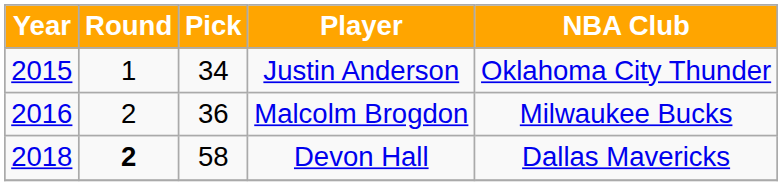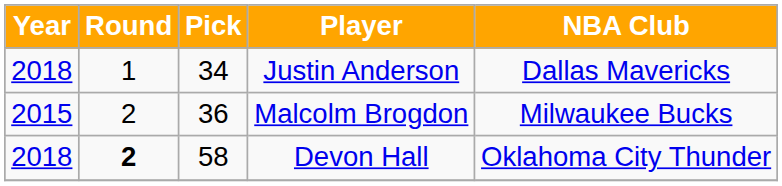(42, 69) 2015 -> (42, 69) 2018
(626, 69) Oklahoma City Thunder -> (626, 69) Dallas Mavericks
(42, 113) 2016 -> (42, 113) 2015
(626, 157) Dallas Mavericks -> (626, 157) Oklahoma City Thunder
